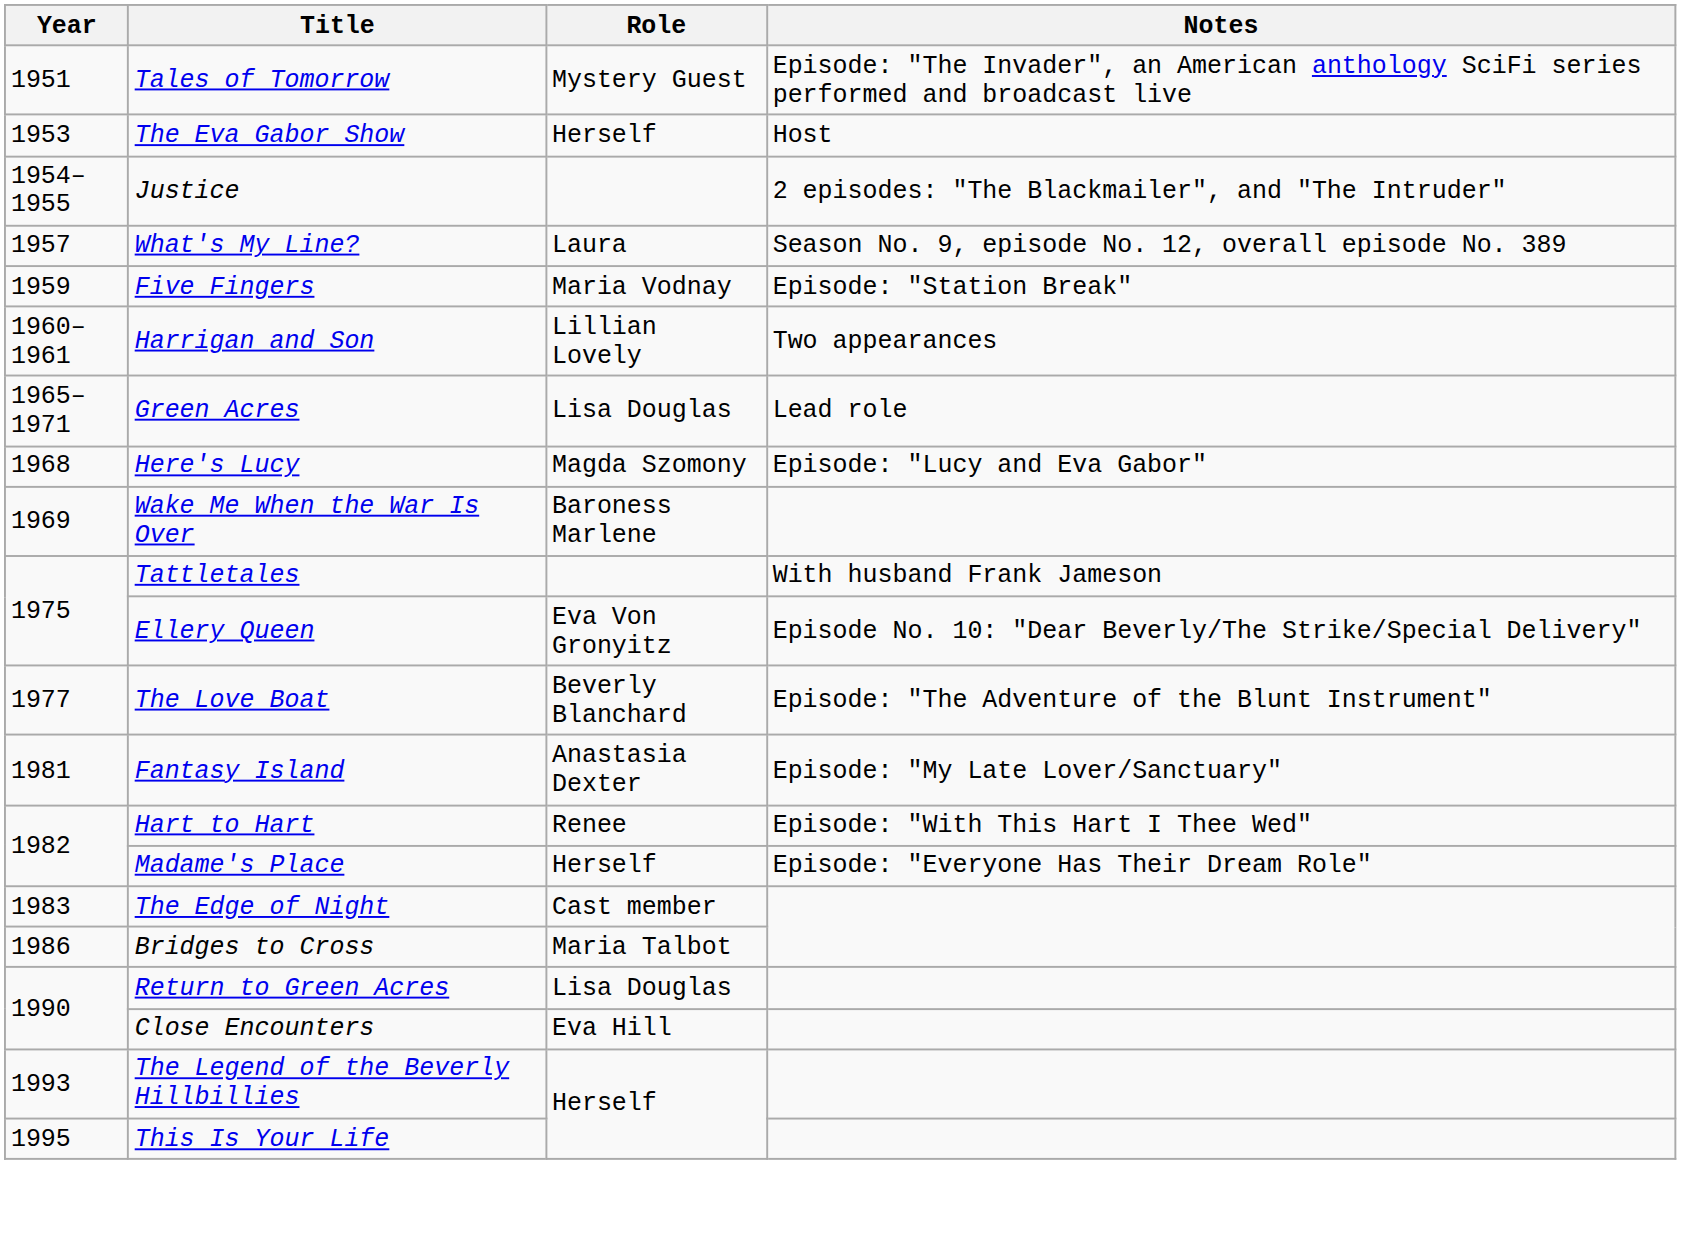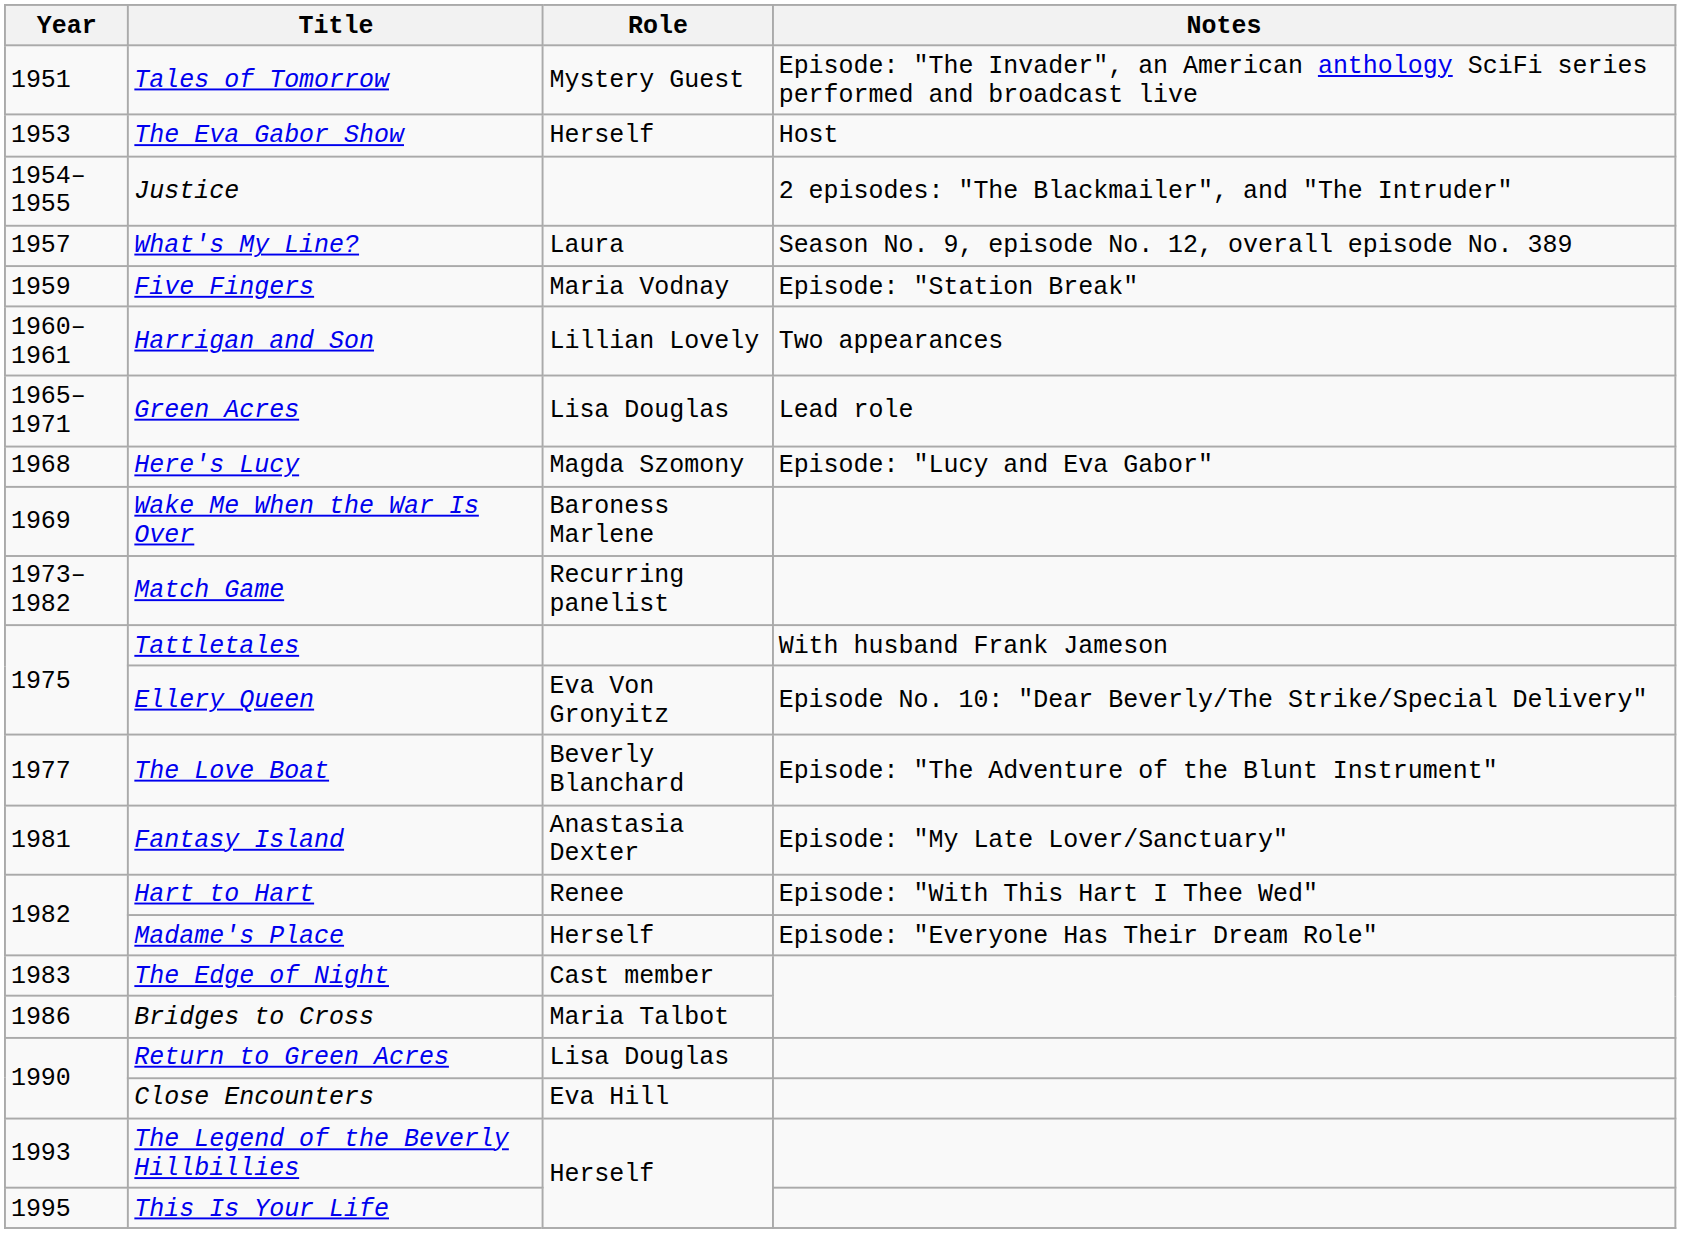+ row: (209, 590)
